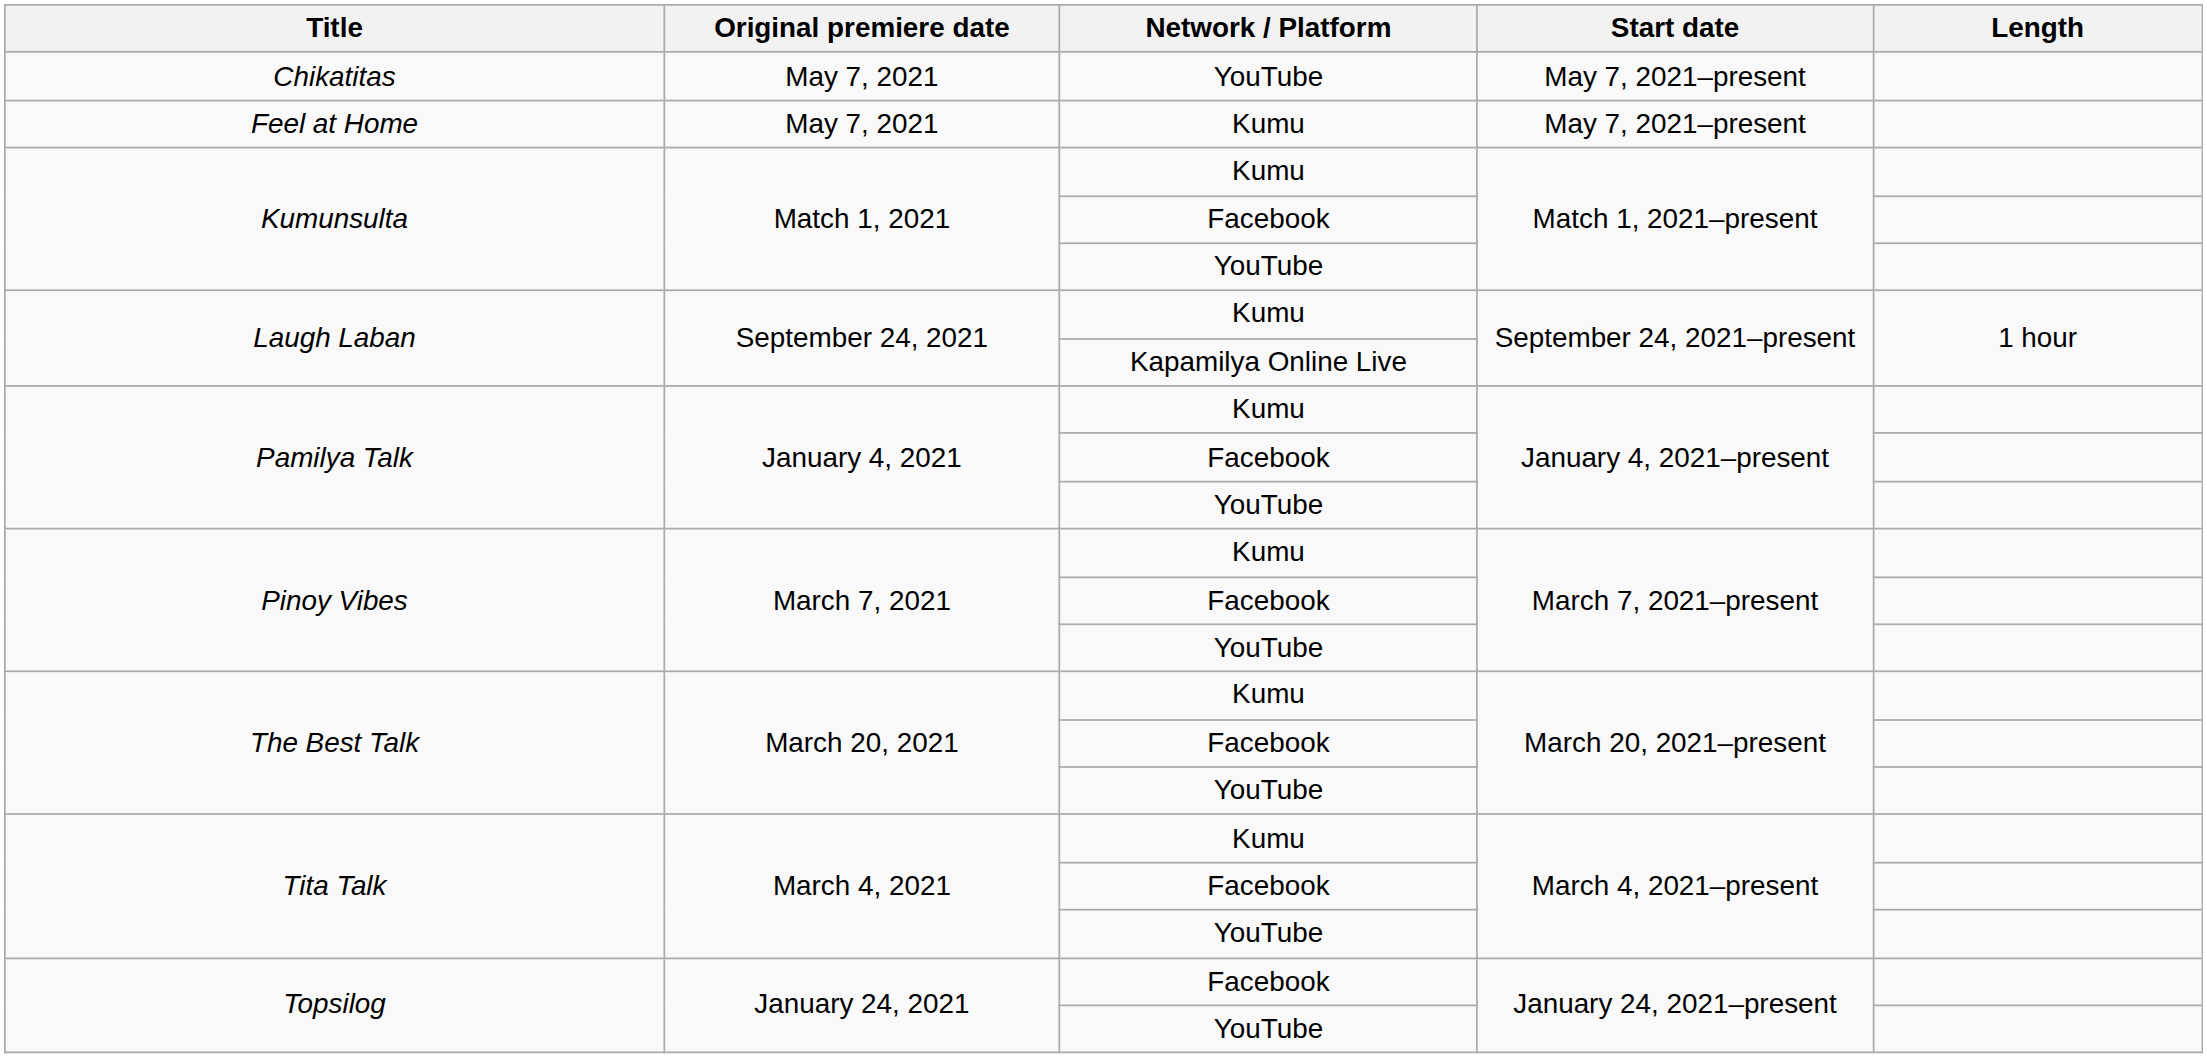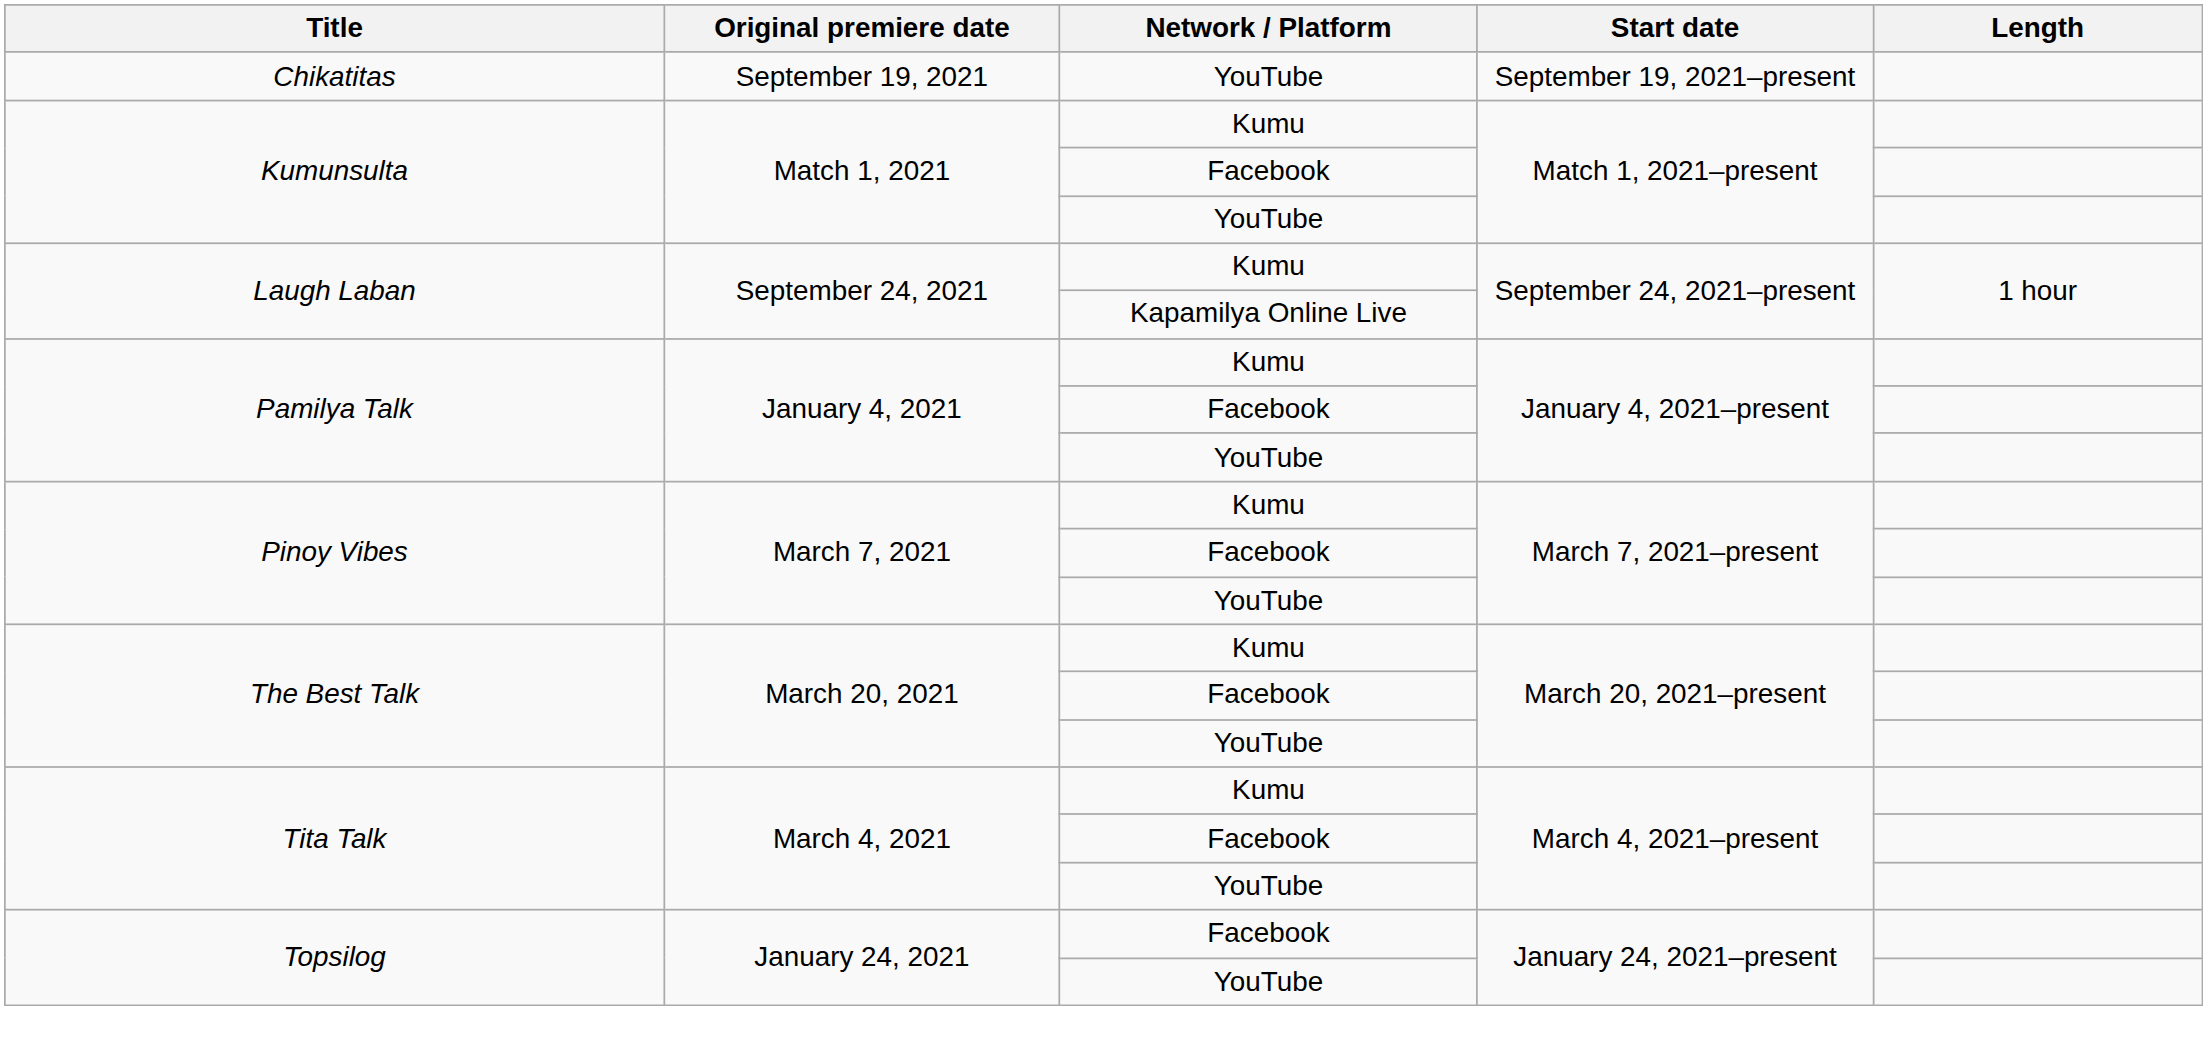(862, 75) May 7, 2021 -> (862, 75) September 19, 2021
(1675, 75) May 7, 2021–present -> (1675, 75) September 19, 2021–present
- row: (335, 123)
